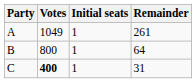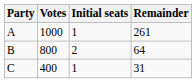(51, 31) 1049 -> (51, 31) 1000
(74, 50) 1 -> (74, 50) 2
(48, 68) bold -> (48, 68) normal
